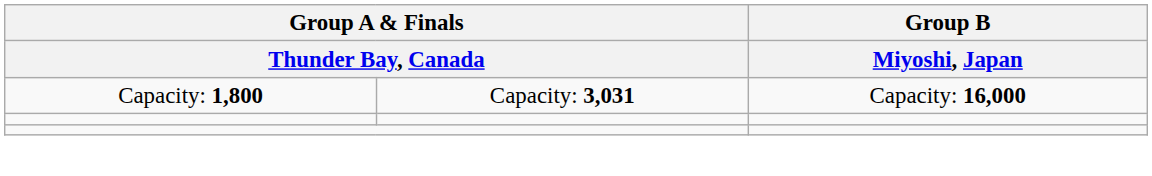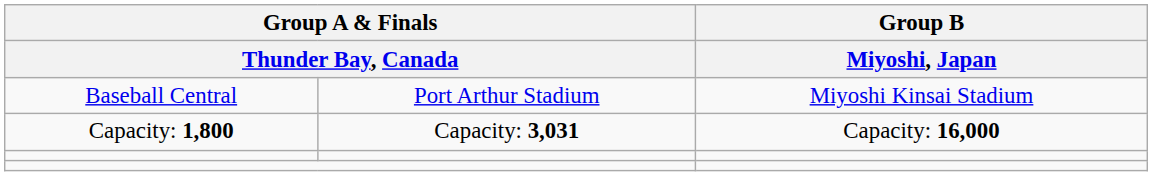+ row: (161, 95)
